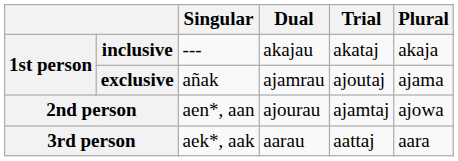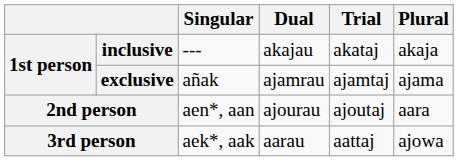(359, 79) ajoutaj -> (361, 79) ajamtaj
(361, 110) ajamtaj -> (359, 110) ajoutaj
(421, 110) ajowa -> (414, 110) aara
(414, 140) aara -> (421, 140) ajowa
